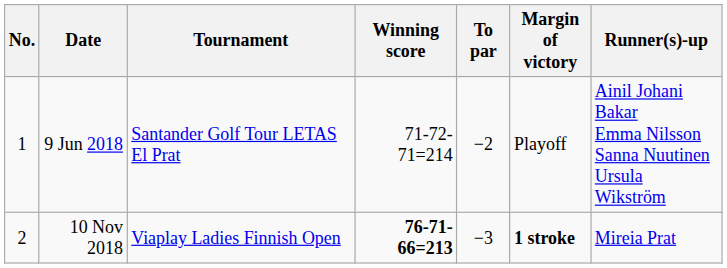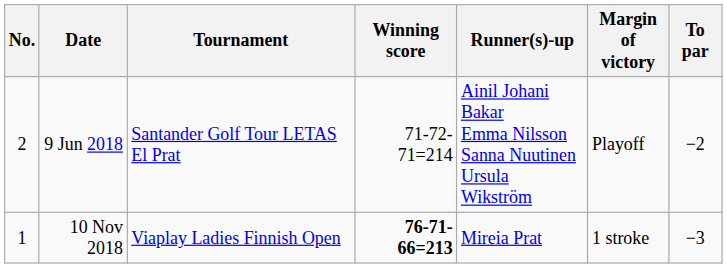columns swapped: (483, 40) <-> (656, 40)
(22, 144) 1 -> (22, 144) 2
(22, 237) 2 -> (22, 237) 1
(545, 237) bold -> (621, 237) normal
